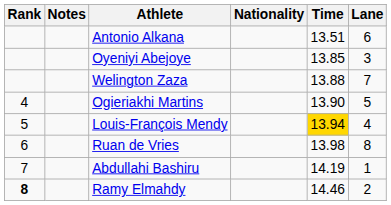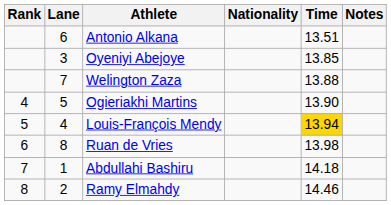columns swapped: (367, 15) <-> (67, 15)
(328, 168) 14.19 -> (322, 168) 14.18
(24, 189) bold -> (24, 189) normal
